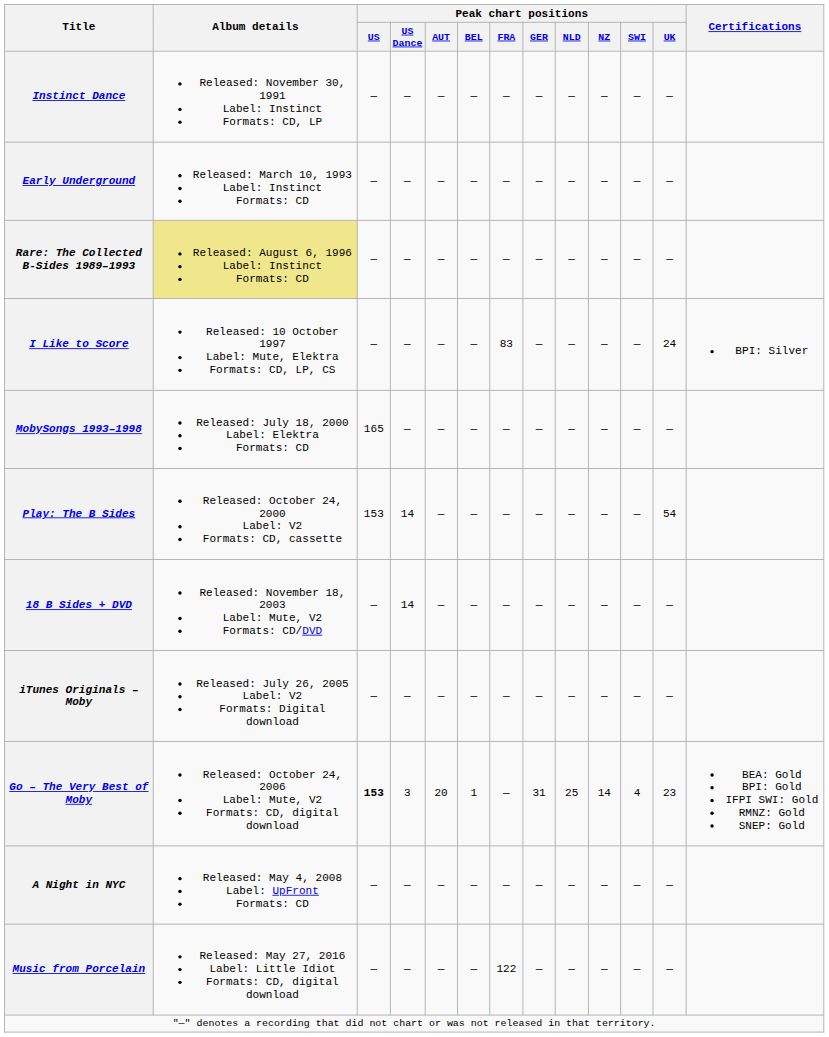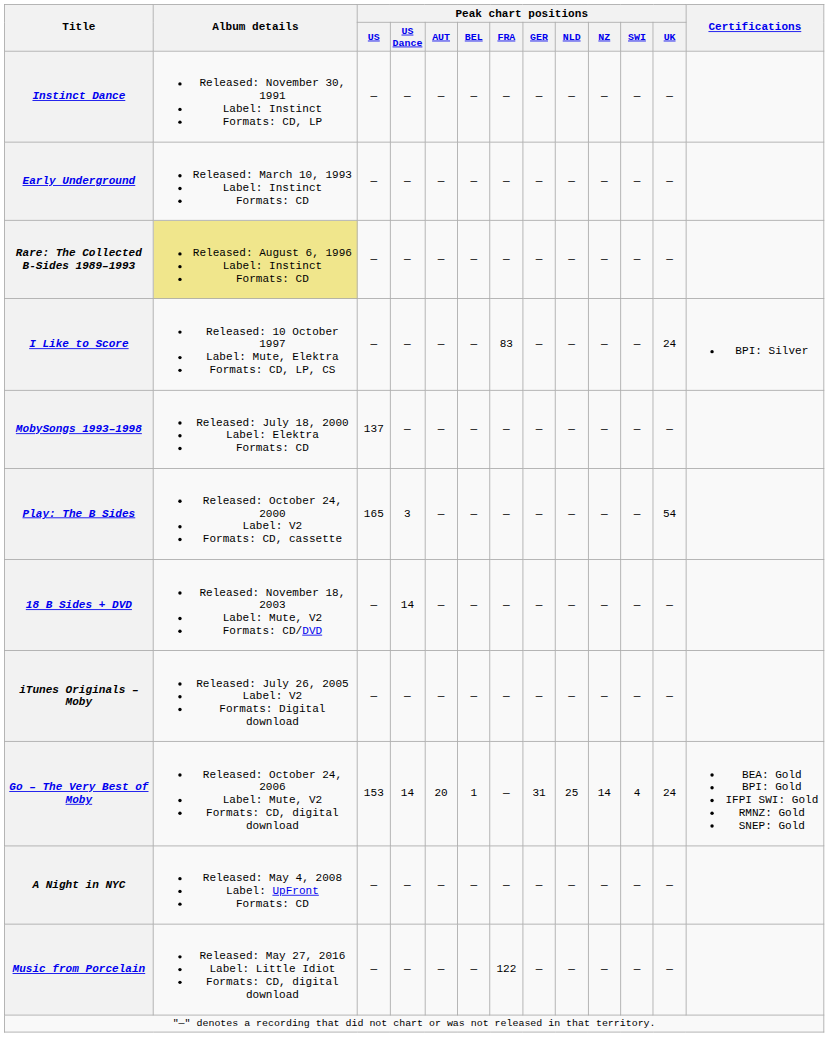(374, 429) 165 -> (374, 429) 137
(374, 514) 153 -> (374, 514) 165
(407, 514) 14 -> (407, 514) 3
(374, 794) bold -> (374, 794) normal
(407, 794) 3 -> (407, 794) 14
(670, 794) 23 -> (670, 794) 24
